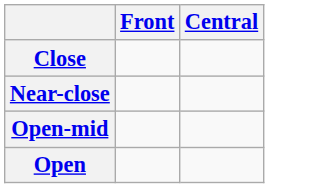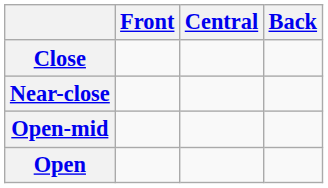+ column: (293, 22)
